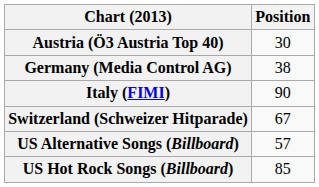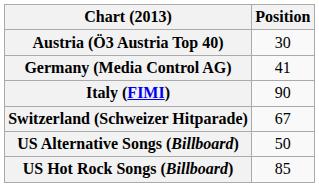(283, 67) 38 -> (283, 67) 41
(283, 144) 57 -> (283, 144) 50
